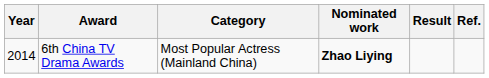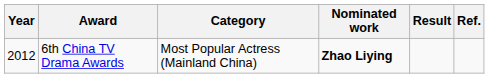(21, 55) 2014 -> (21, 55) 2012
